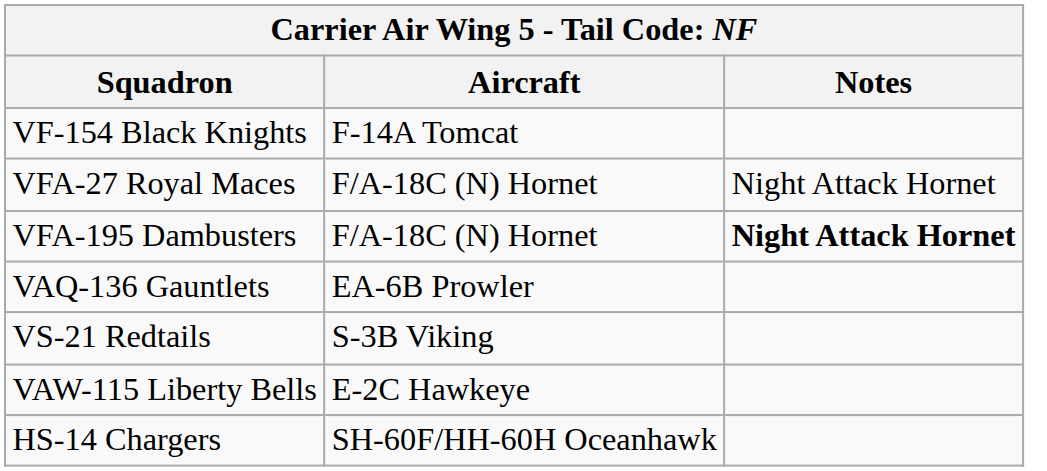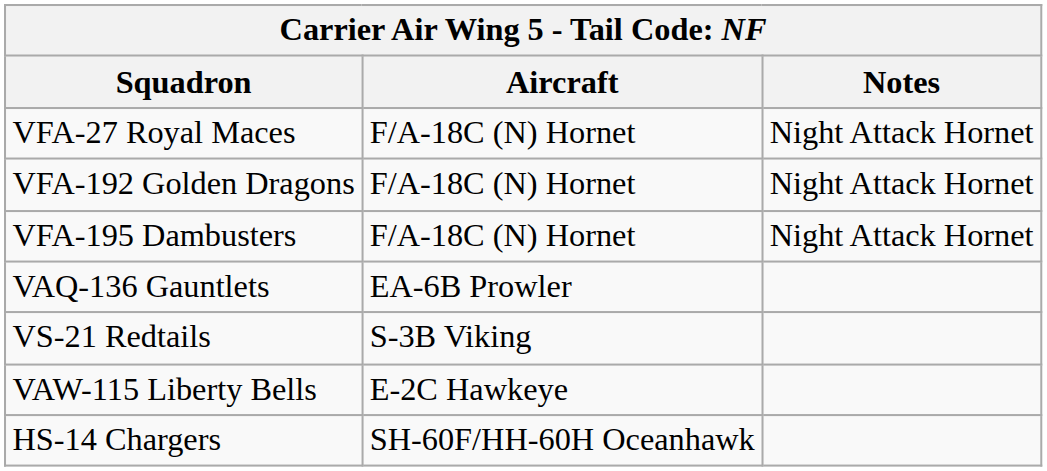- row: (160, 132)
+ row: (184, 183)
(874, 235) bold -> (902, 235) normal
